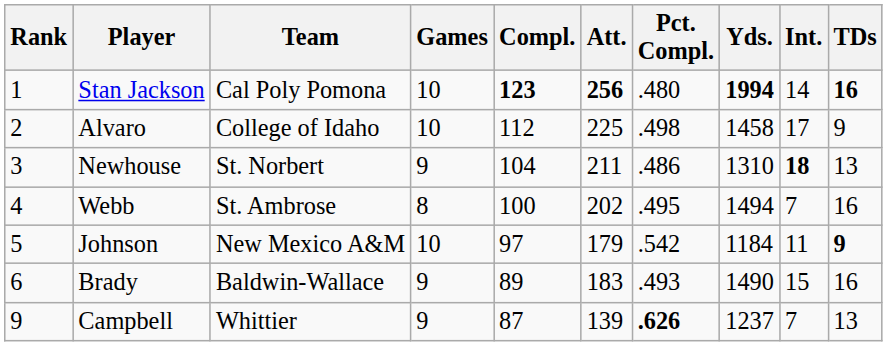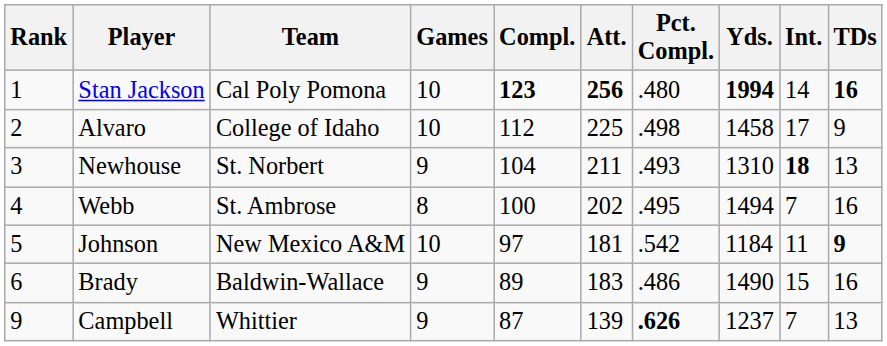(659, 166) .486 -> (659, 166) .493
(605, 243) 179 -> (605, 243) 181
(659, 282) .493 -> (659, 282) .486
